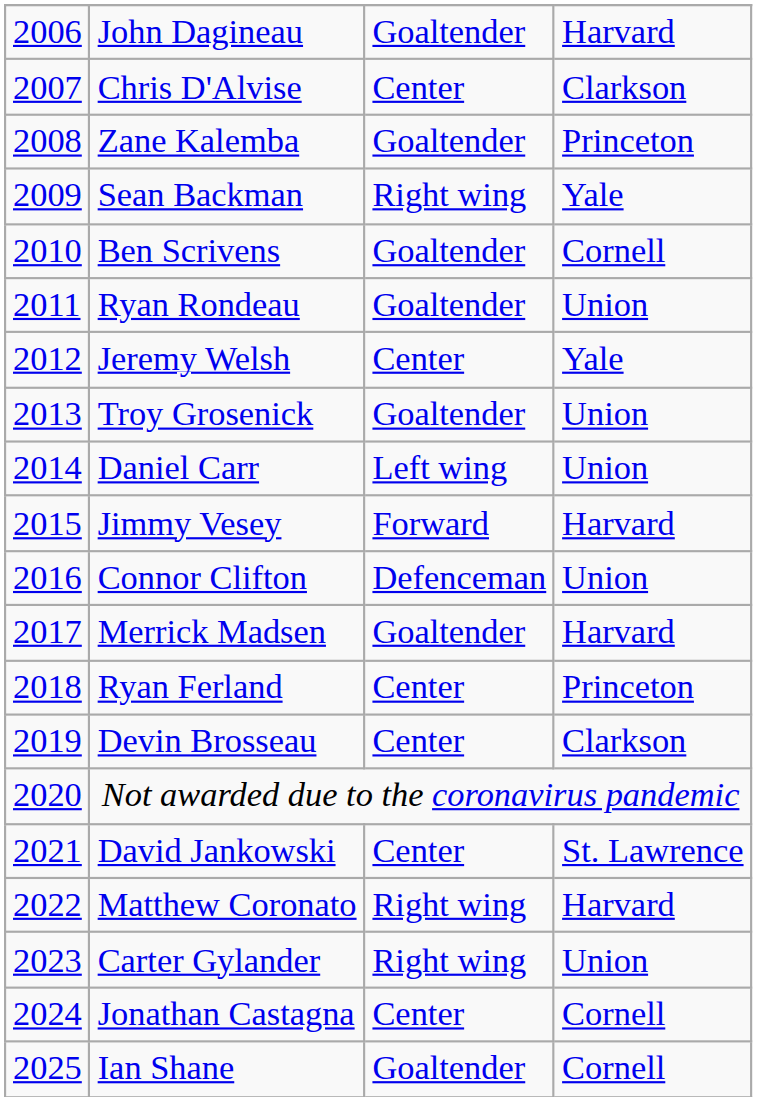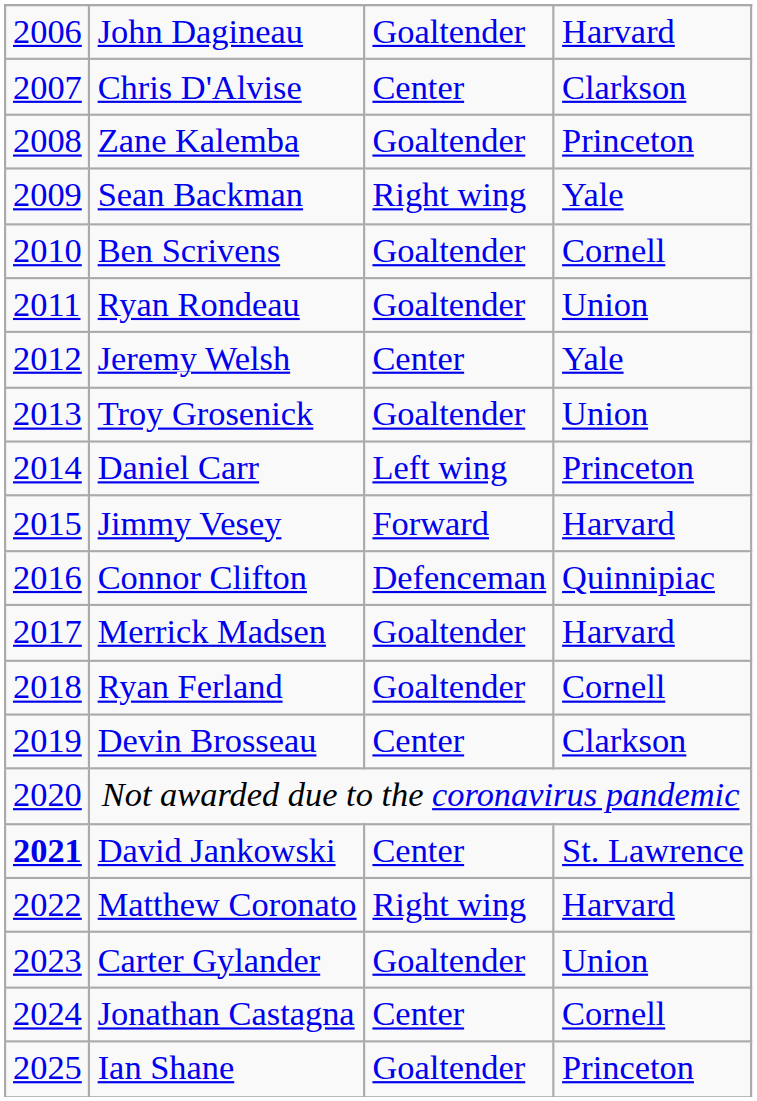(605, 468) Union -> (628, 468) Princeton
(605, 577) Union -> (639, 577) Quinnipiac
(418, 686) Center -> (449, 686) Goaltender
(628, 686) Princeton -> (614, 686) Cornell
(47, 850) normal -> (47, 850) bold
(449, 959) Right wing -> (449, 959) Goaltender
(614, 1068) Cornell -> (628, 1068) Princeton
